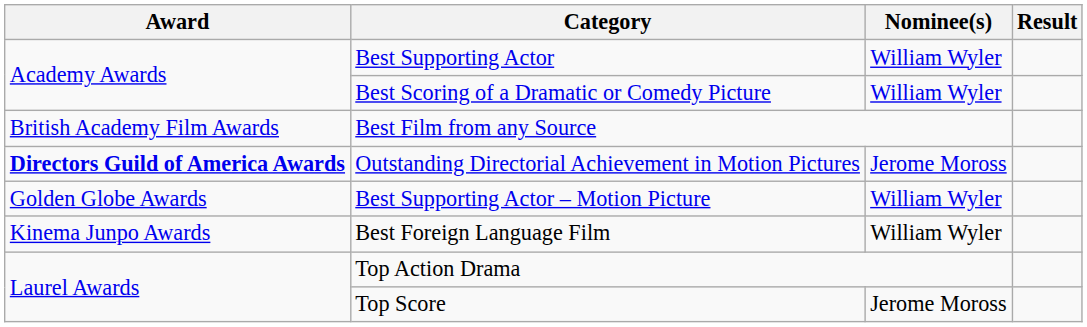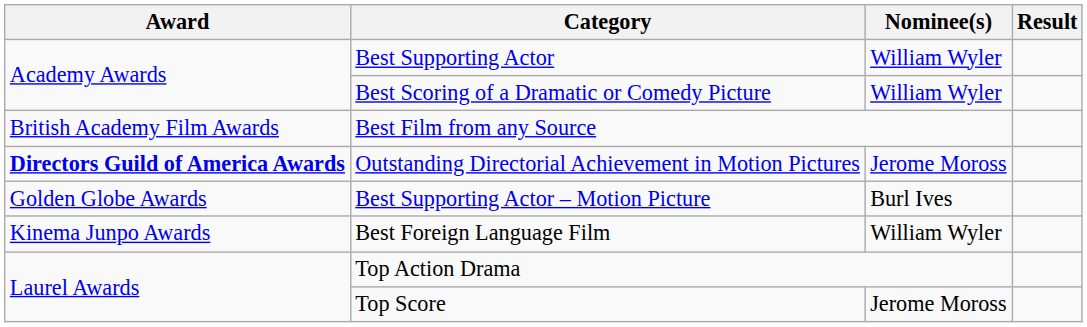(936, 198) William Wyler -> (911, 198) Burl Ives
